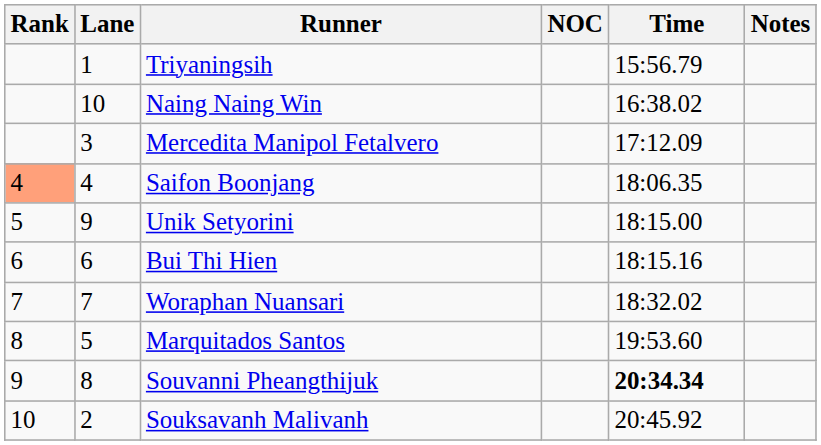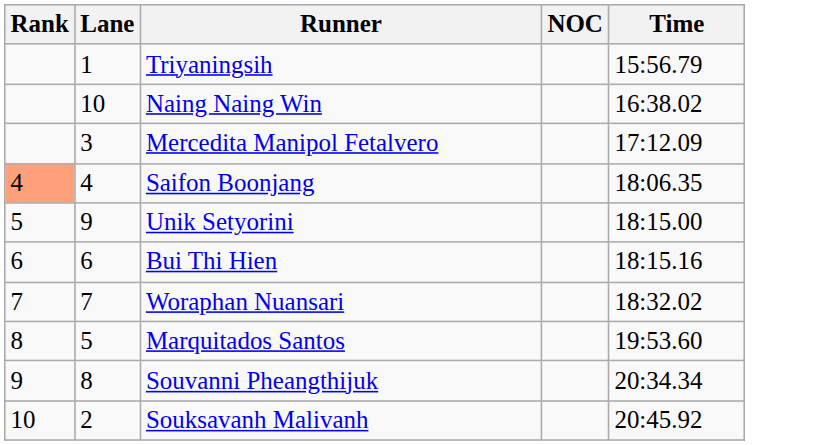- column: (781, 24)
(659, 380) bold -> (658, 380) normal
